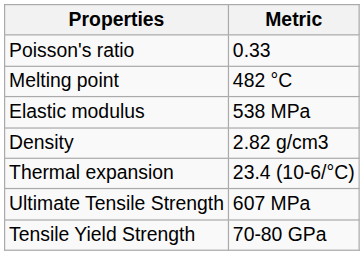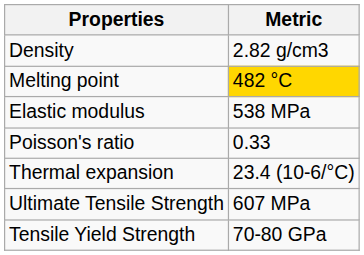rows swapped: (41, 142) <-> (72, 50)
(263, 81) no background -> (263, 81) gold background
